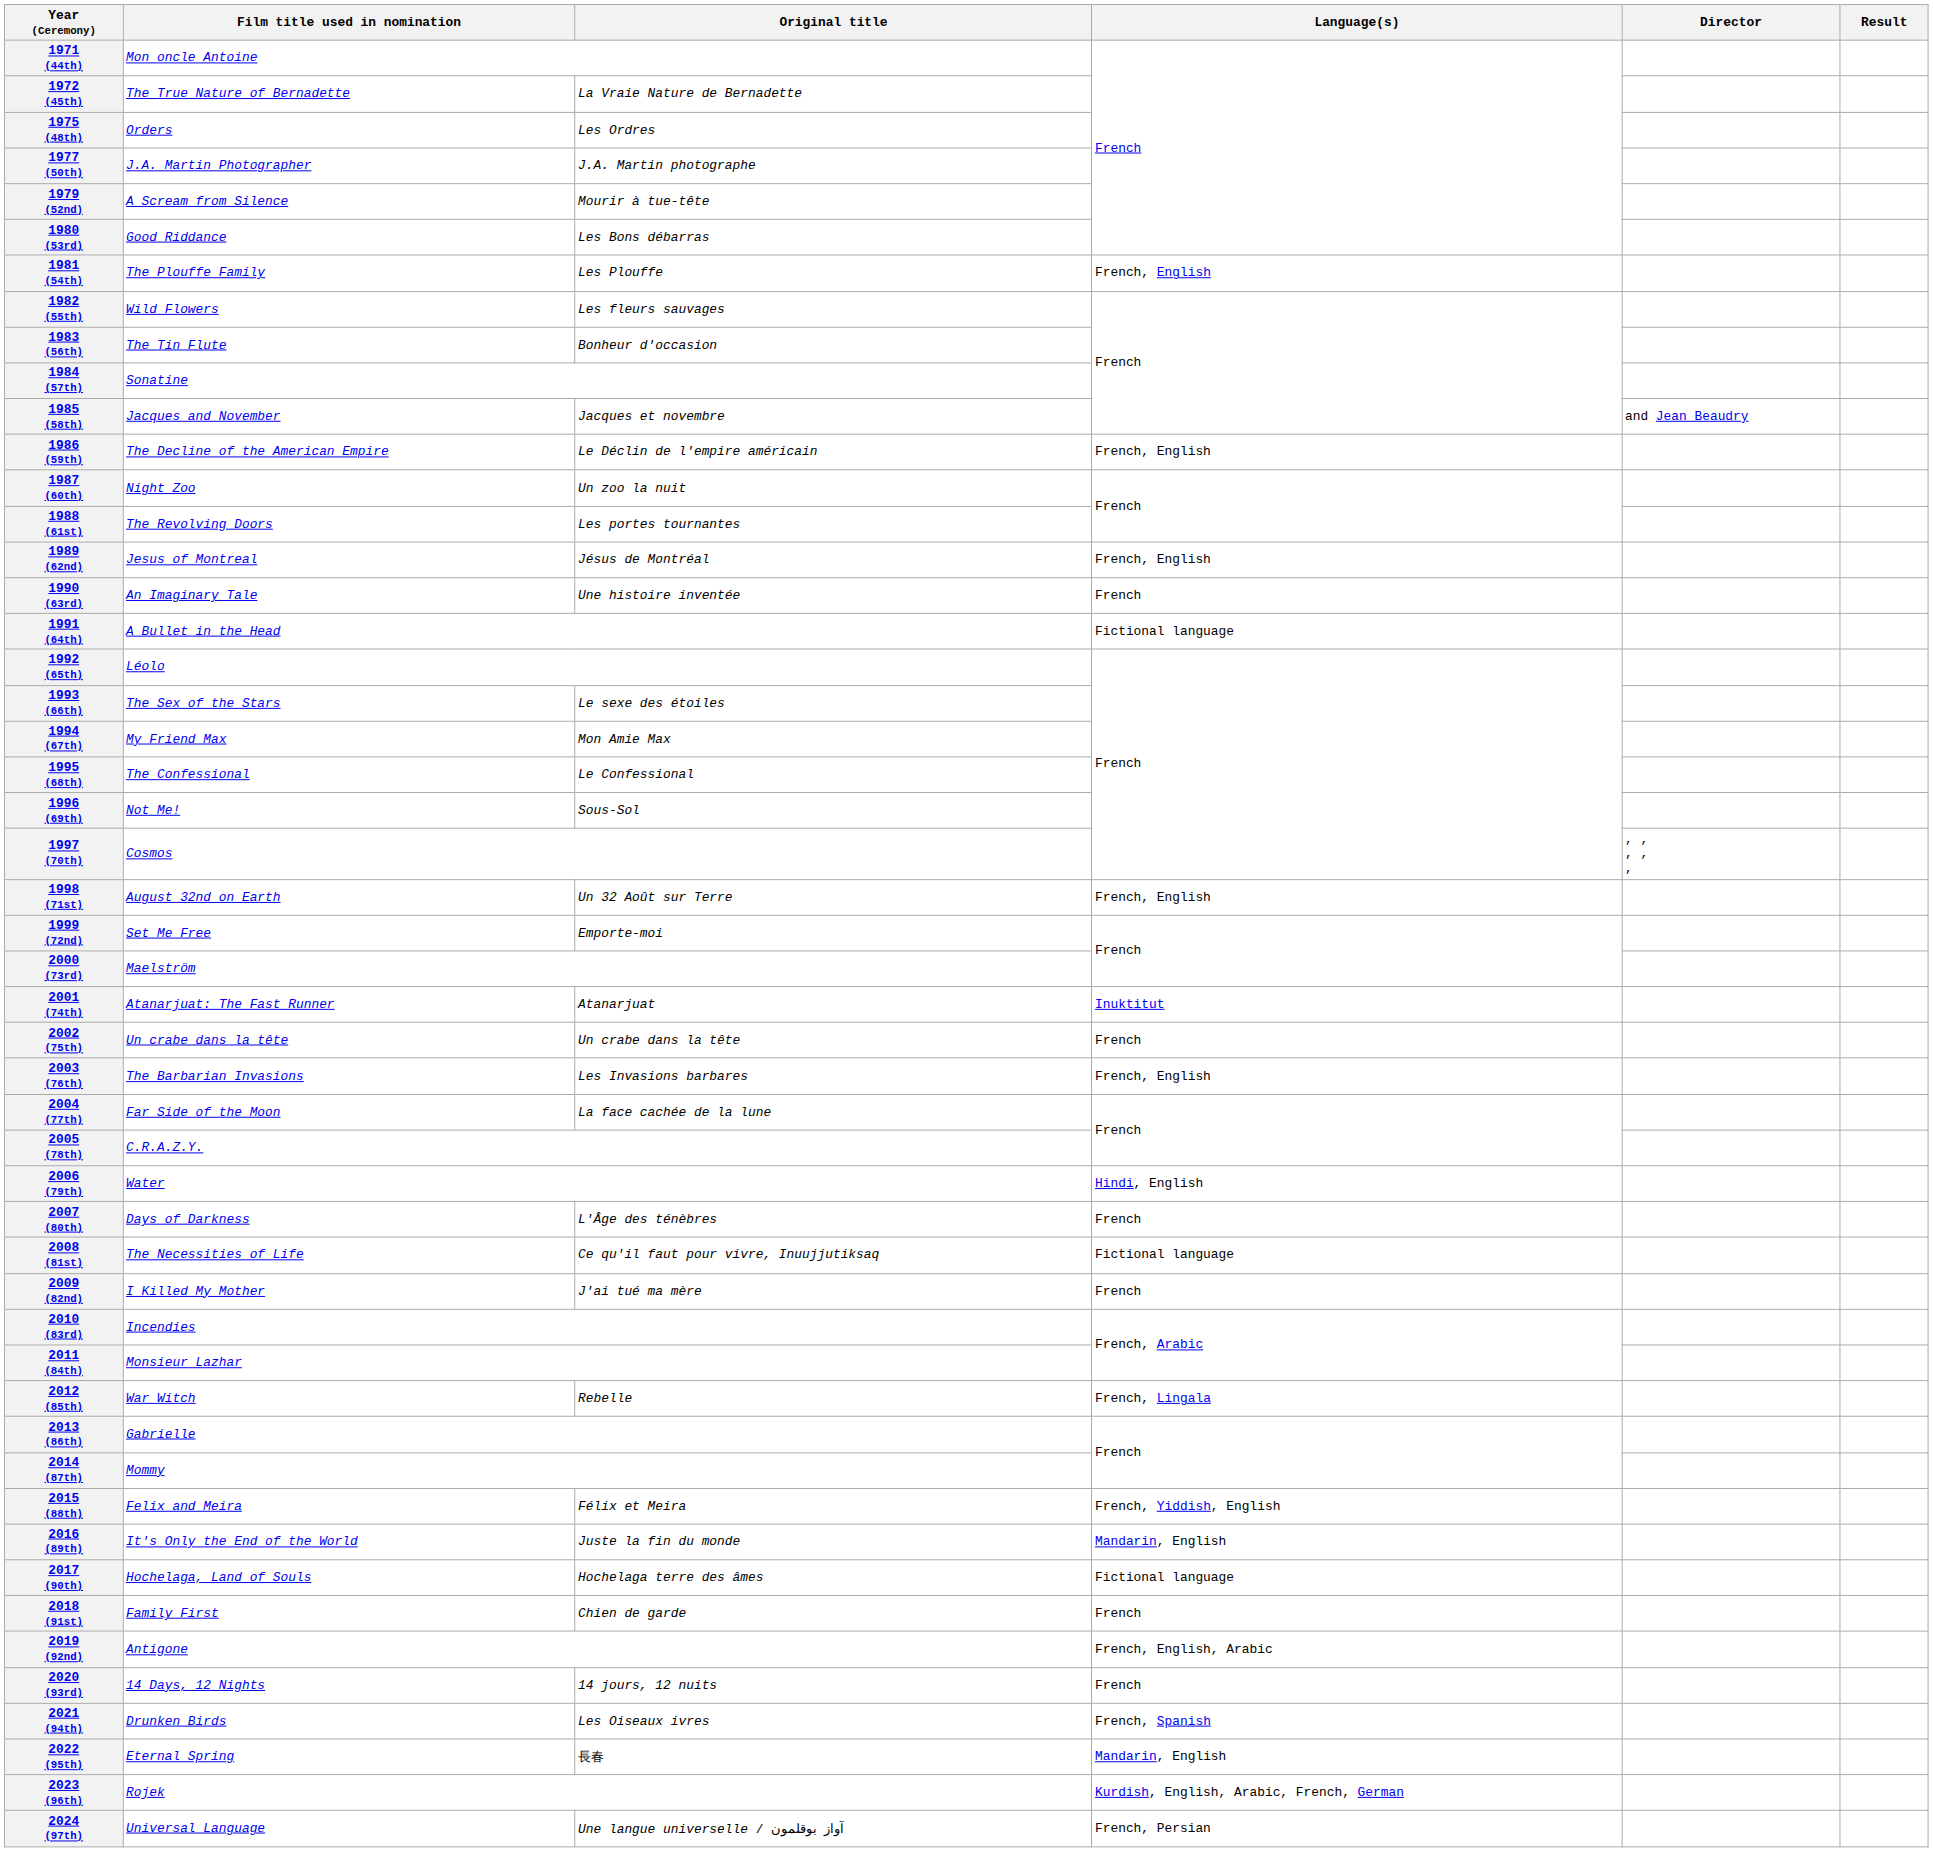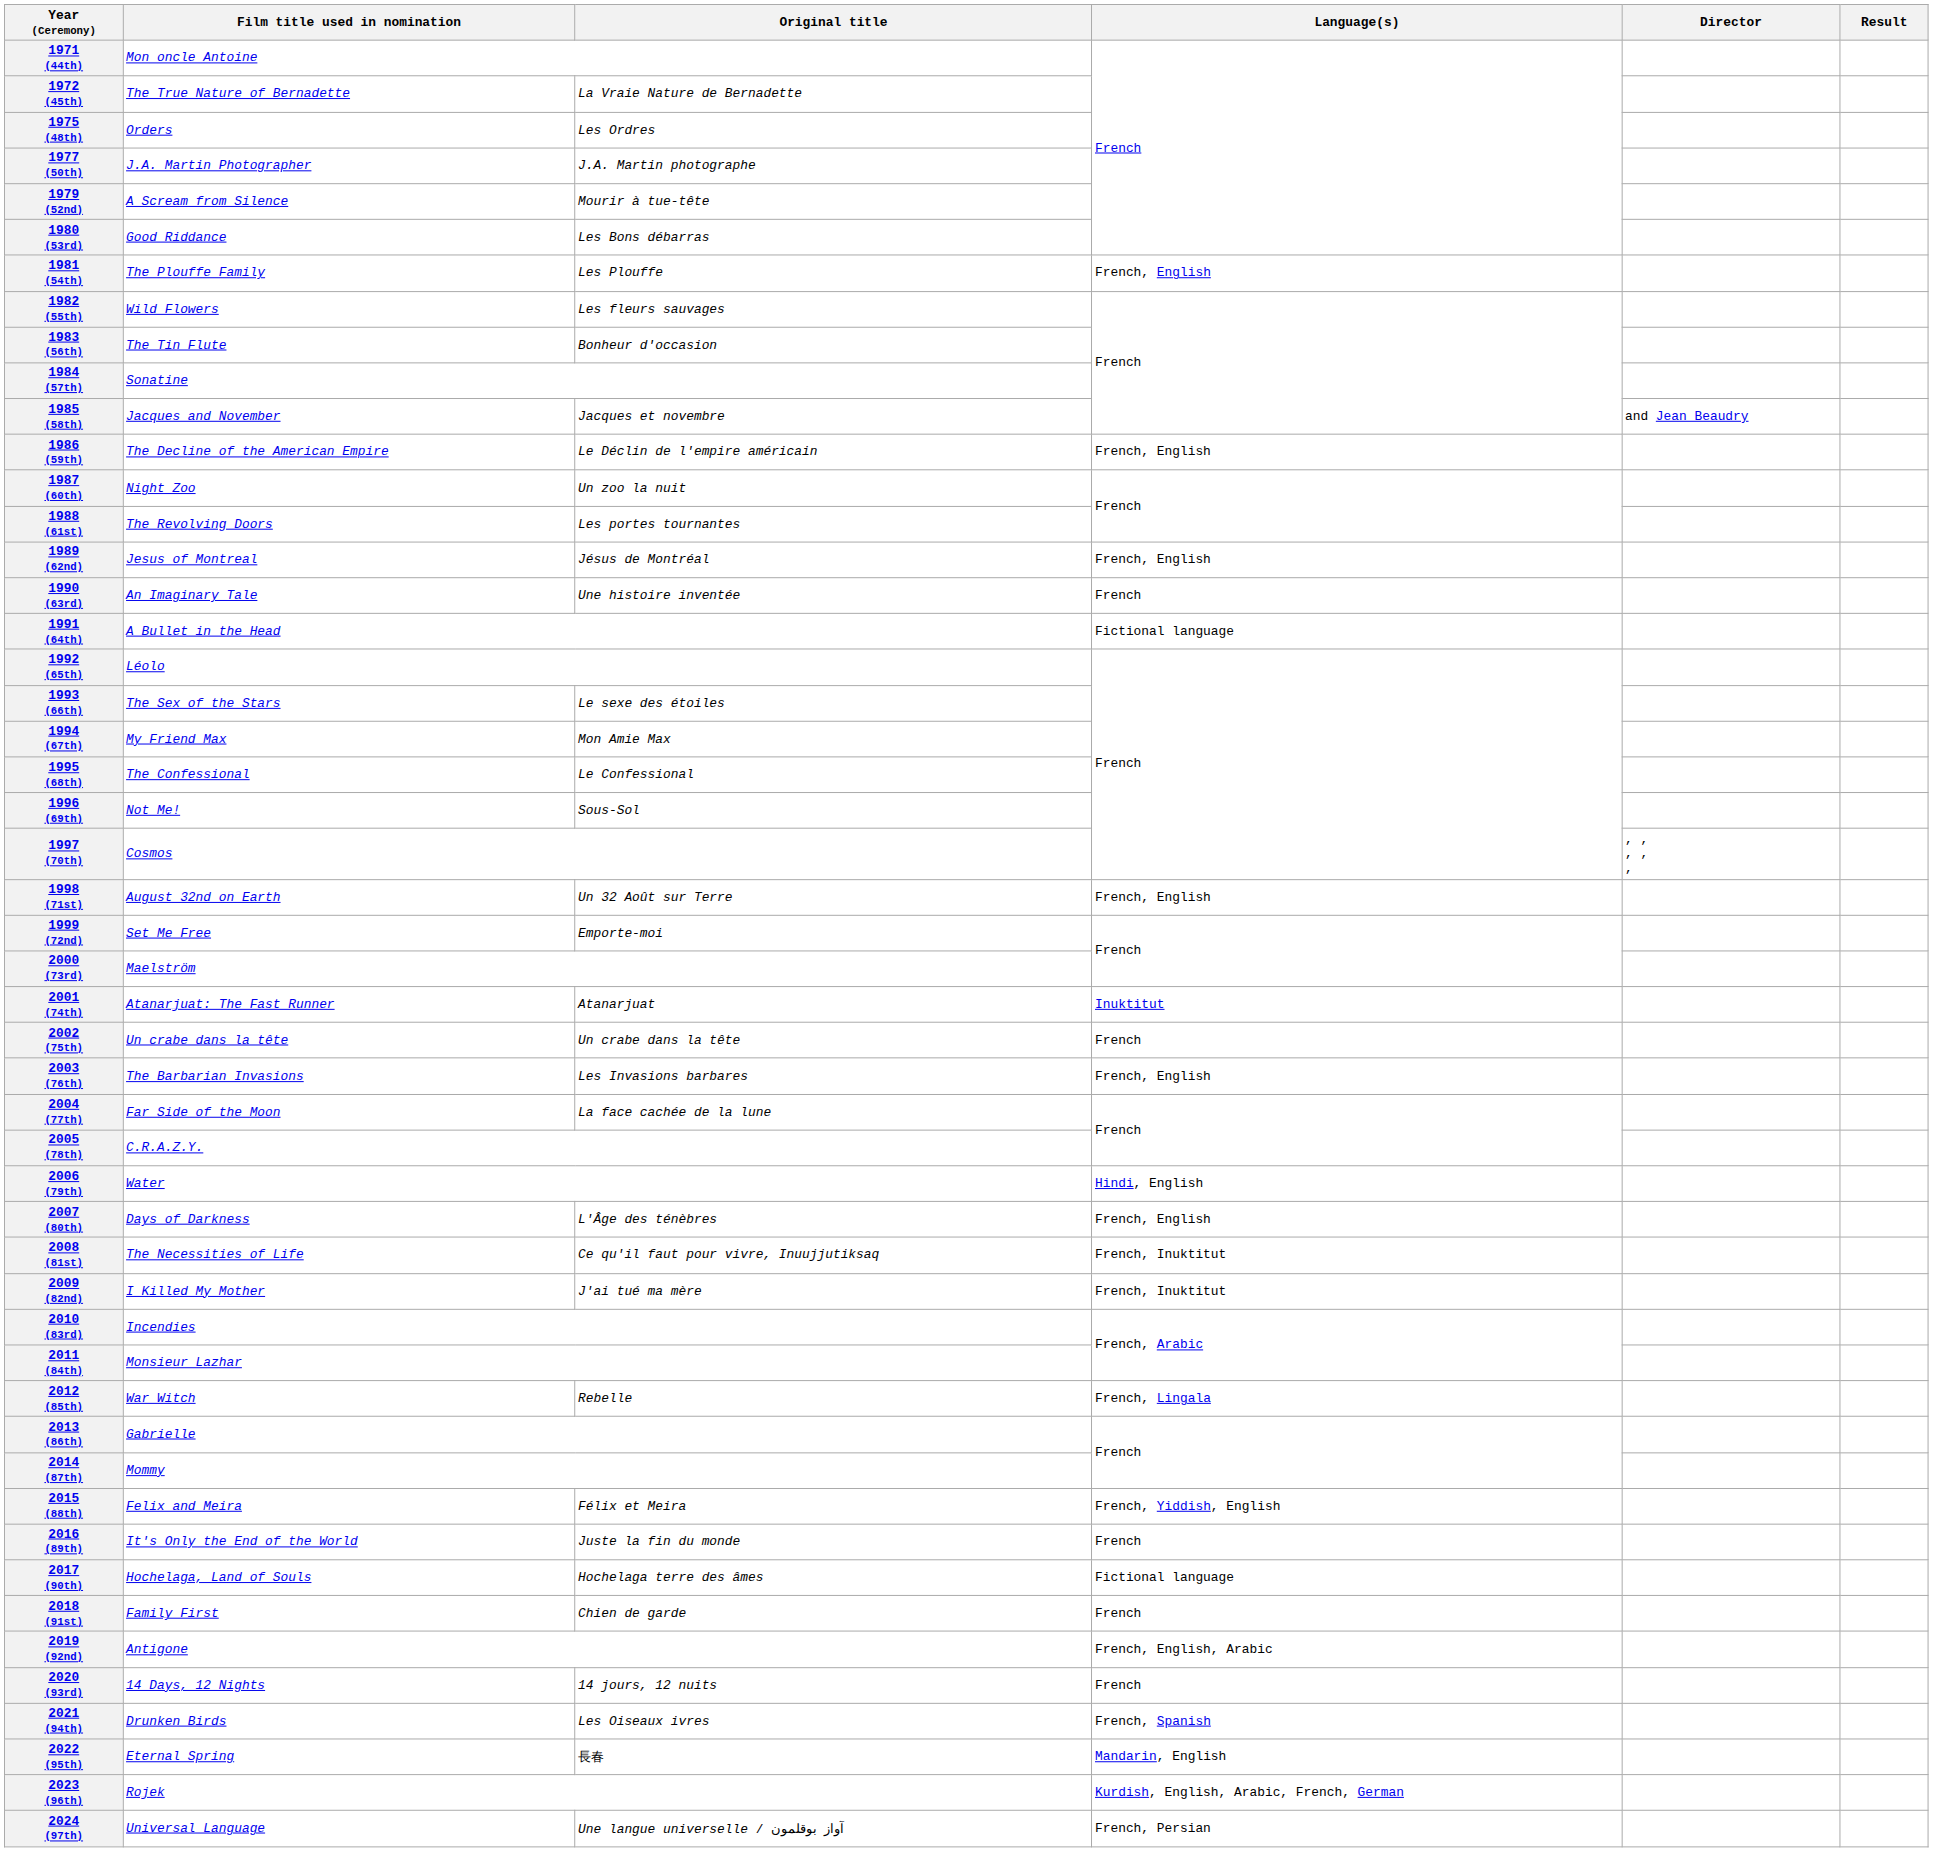(1118, 1220) French -> (1153, 1220) French, English
(1165, 1255) Fictional language -> (1161, 1255) French, Inuktitut
(1118, 1291) French -> (1161, 1291) French, Inuktitut
(1161, 1542) Mandarin, English -> (1118, 1542) French
